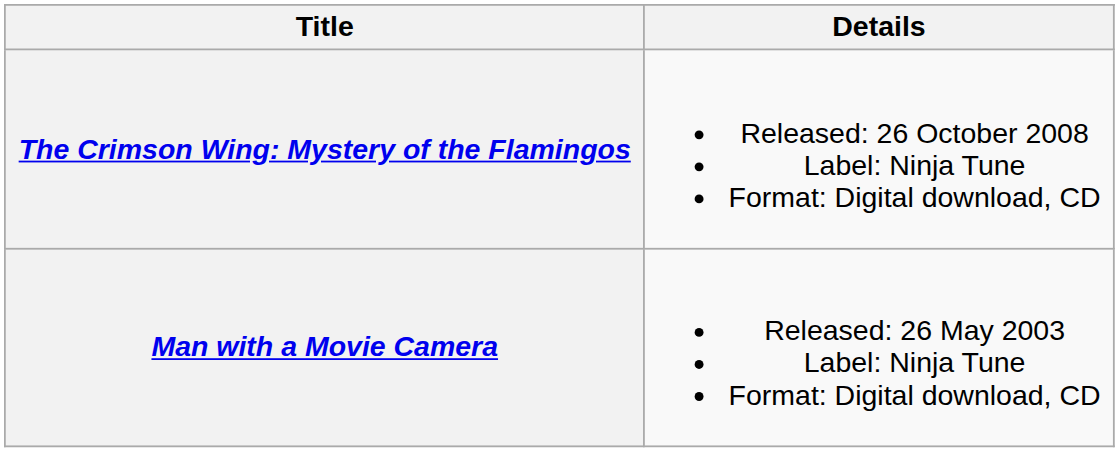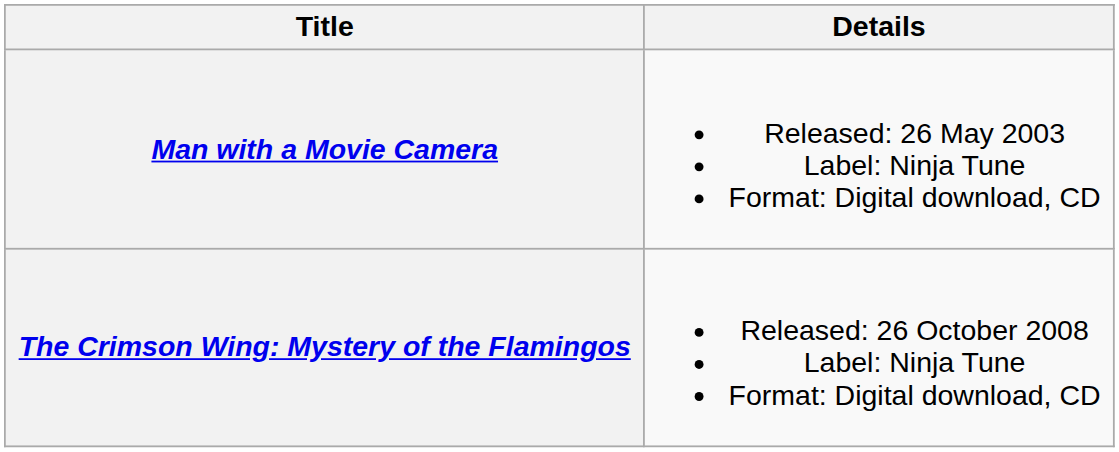rows swapped: (325, 347) <-> (325, 148)
